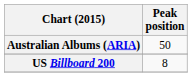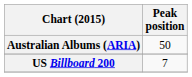(165, 63) 8 -> (165, 63) 7
